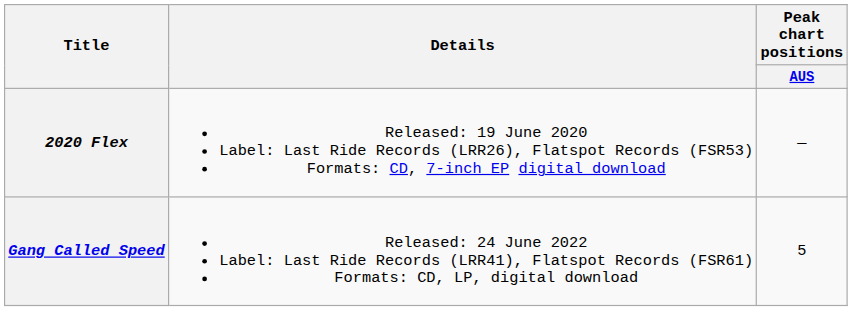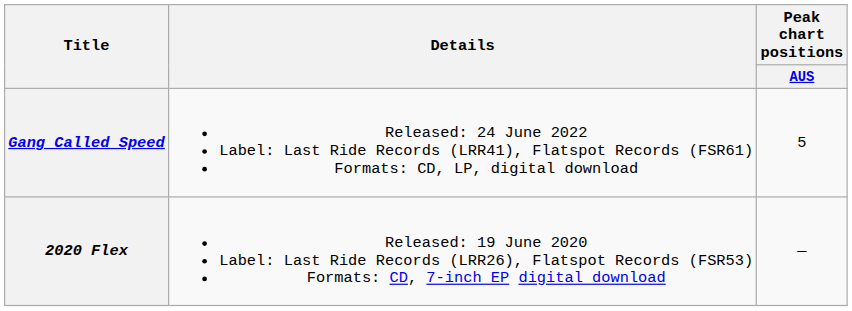rows swapped: (86, 143) <-> (86, 251)
